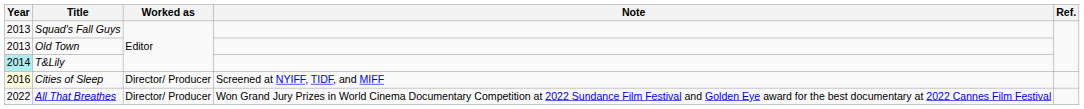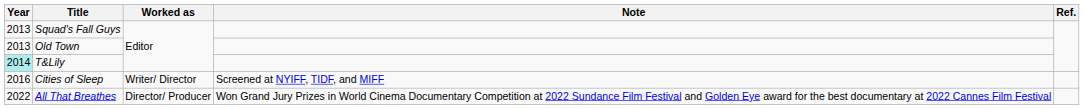(19, 79) lightyellow background -> (19, 79) no background
(168, 79) Director/ Producer -> (161, 79) Writer/ Director
